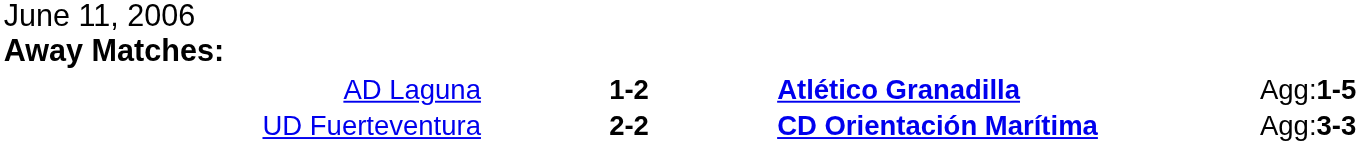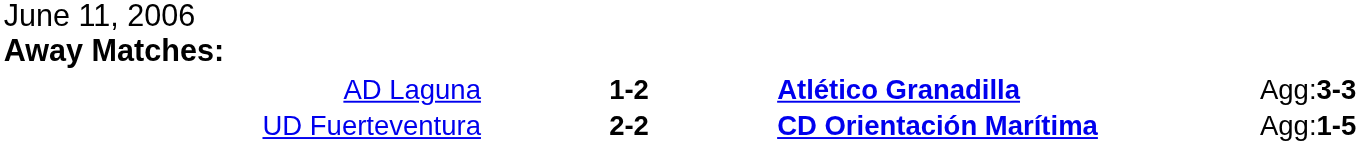(1308, 89) Agg:1-5 -> (1308, 89) Agg:3-3
(1308, 126) Agg:3-3 -> (1308, 126) Agg:1-5
